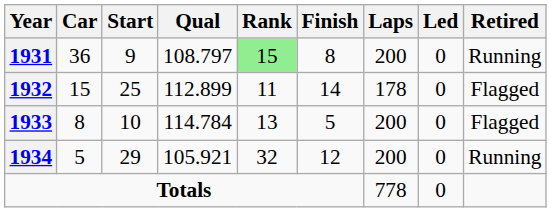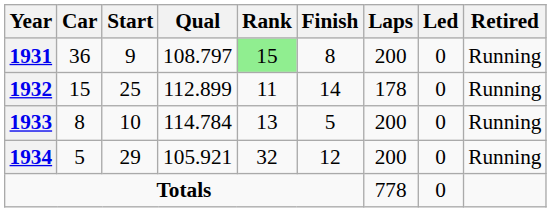(505, 88) Flagged -> (505, 88) Running
(505, 122) Flagged -> (505, 122) Running
